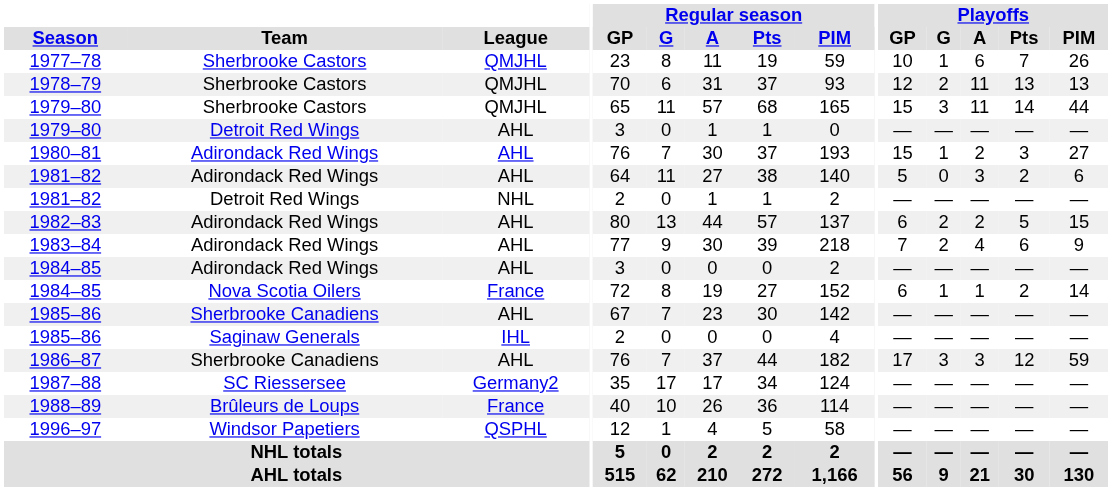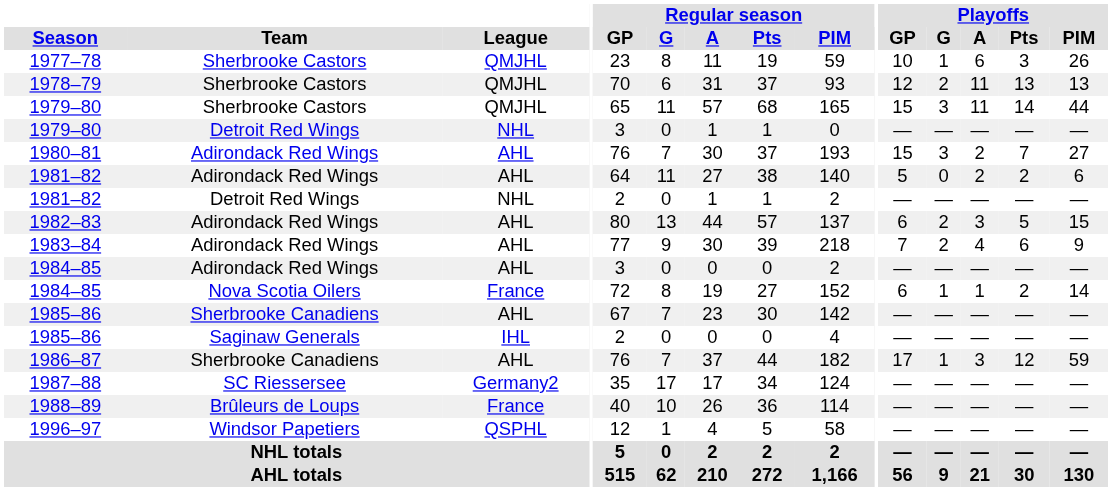(1024, 61) 7 -> (1024, 61) 3
(516, 130) AHL -> (516, 130) NHL
(944, 153) 1 -> (944, 153) 3
(1024, 153) 3 -> (1024, 153) 7
(980, 176) 3 -> (980, 176) 2
(980, 222) 2 -> (980, 222) 3
(944, 360) 3 -> (944, 360) 1
